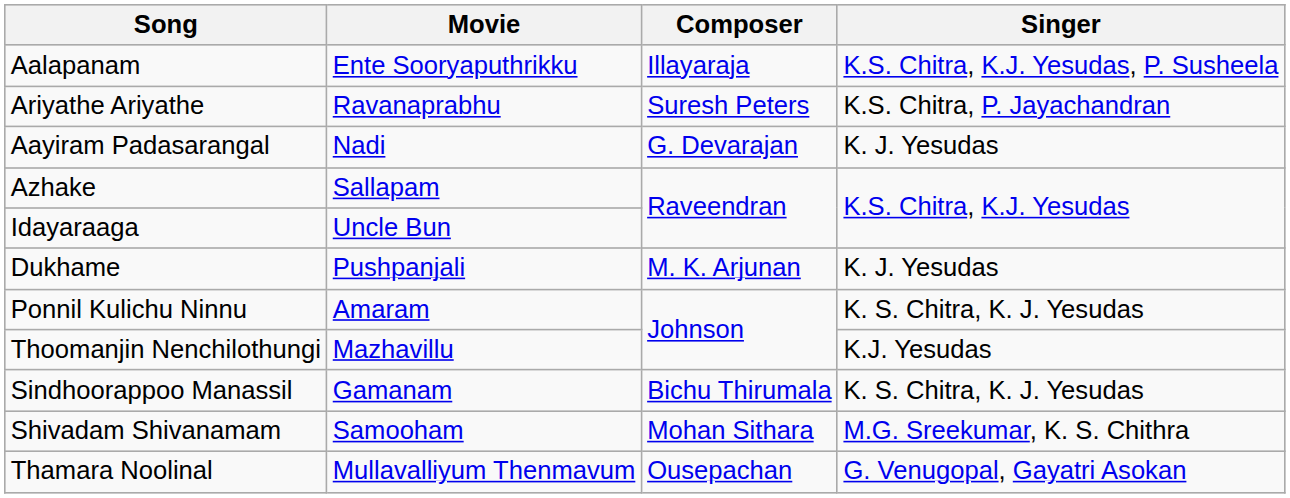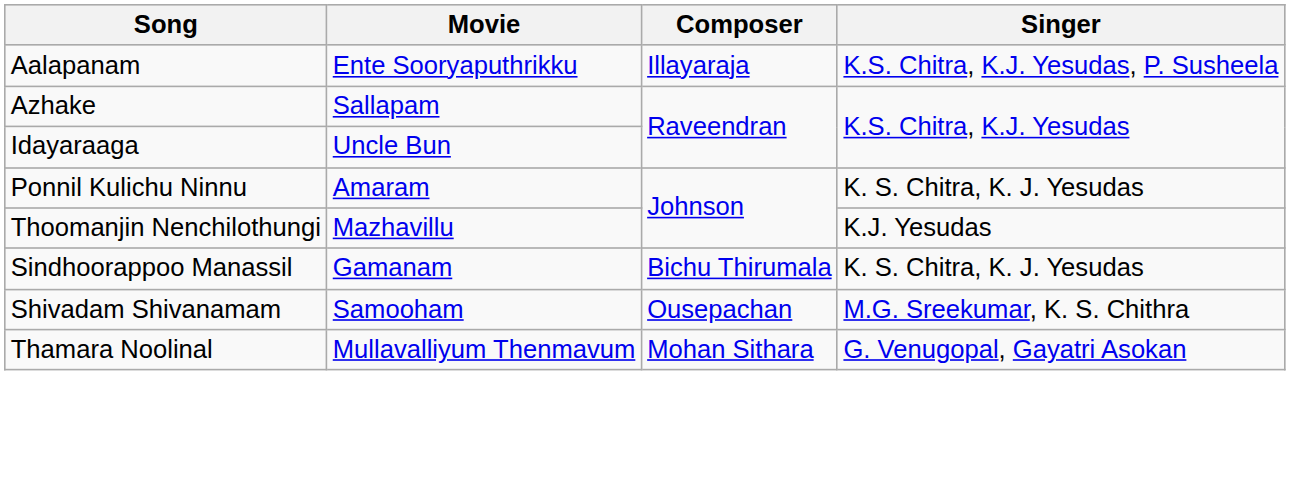- row: (107, 106)
- row: (140, 146)
- row: (65, 268)
(730, 430) Mohan Sithara -> (720, 308) Ousepachan
(720, 471) Ousepachan -> (730, 349) Mohan Sithara
